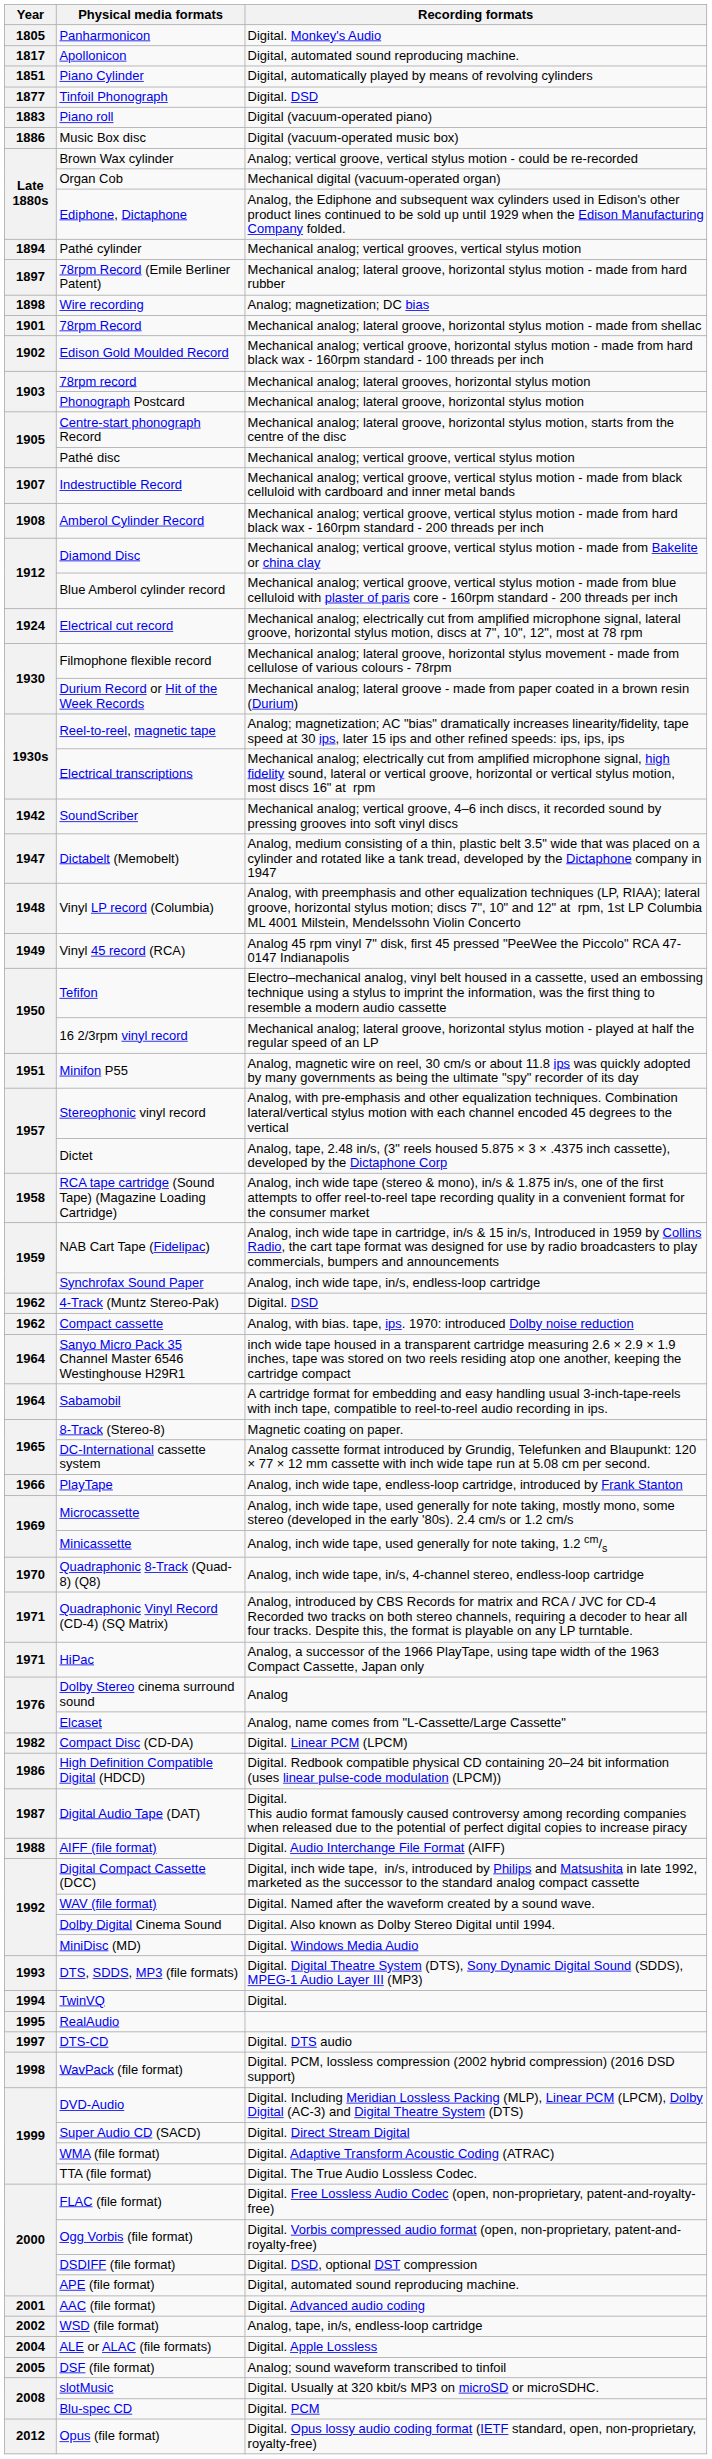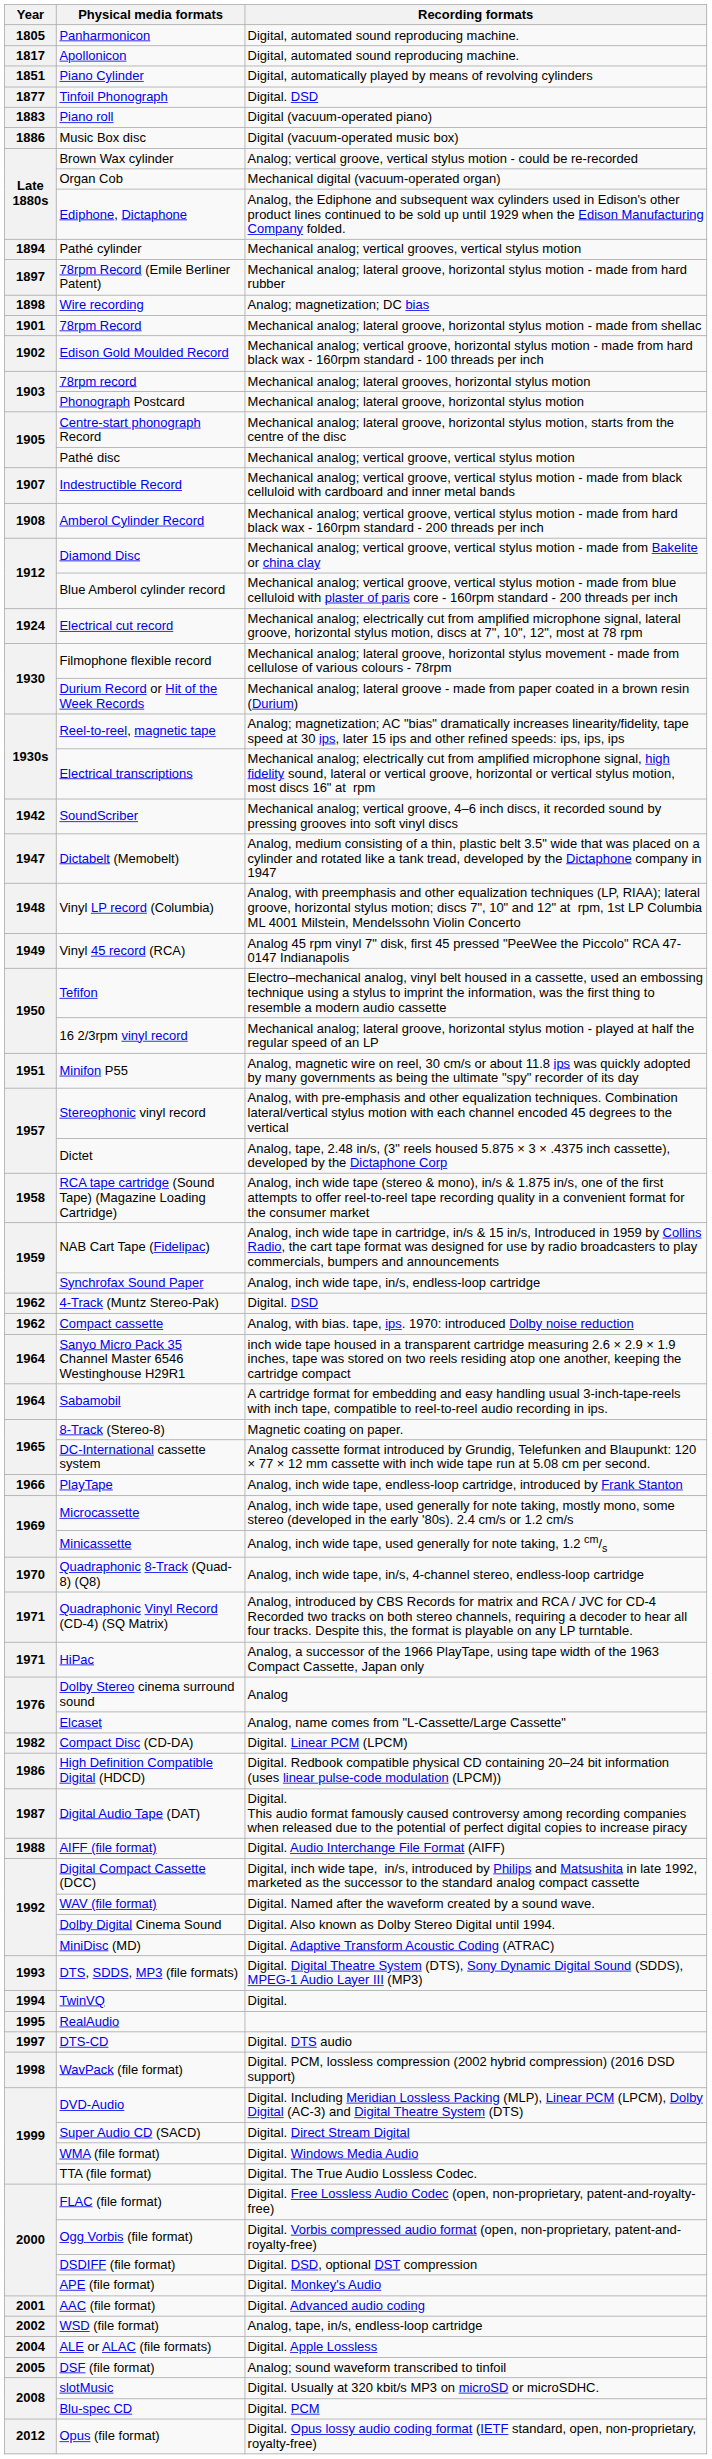(314, 35) Digital. Monkey's Audio -> (383, 35) Digital, automated sound reproducing machine.
(333, 1945) Digital. Windows Media Audio -> (401, 1945) Digital. Adaptive Transform Acoustic Coding (ATRAC)
(401, 2153) Digital. Adaptive Transform Acoustic Coding (ATRAC) -> (333, 2153) Digital. Windows Media Audio
(383, 2285) Digital, automated sound reproducing machine. -> (314, 2285) Digital. Monkey's Audio
